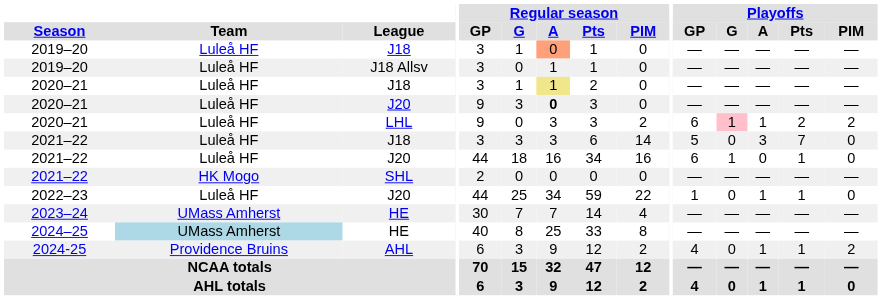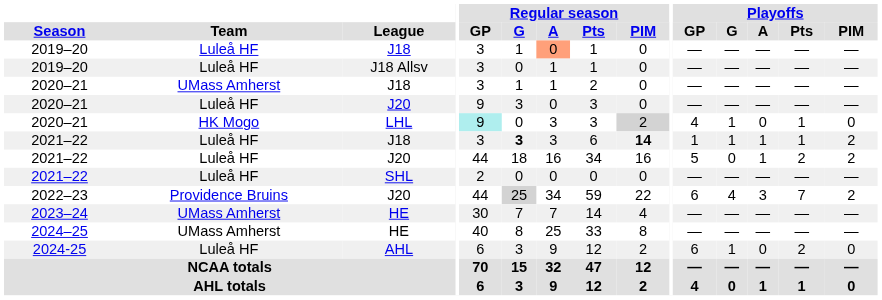(229, 85) Luleå HF -> (229, 85) UMass Amherst
(553, 85) khaki background -> (553, 85) no background
(553, 104) bold -> (553, 104) normal
(229, 122) Luleå HF -> (229, 122) HK Mogo
(480, 122) no background -> (480, 122) paleturquoise background
(643, 122) no background -> (643, 122) lightgrey background
(695, 122) 6 -> (695, 122) 4
(732, 122) pink background -> (732, 122) no background
(763, 122) 1 -> (763, 122) 0
(802, 122) 2 -> (802, 122) 1
(851, 122) 2 -> (851, 122) 0
(519, 140) normal -> (519, 140) bold
(643, 140) normal -> (643, 140) bold
(695, 140) 5 -> (695, 140) 1
(732, 140) 0 -> (732, 140) 1
(763, 140) 3 -> (763, 140) 1
(802, 140) 7 -> (802, 140) 1
(851, 140) 0 -> (851, 140) 2
(695, 158) 6 -> (695, 158) 5
(732, 158) 1 -> (732, 158) 0
(763, 158) 0 -> (763, 158) 1
(802, 158) 1 -> (802, 158) 2
(851, 158) 0 -> (851, 158) 2
(229, 176) HK Mogo -> (229, 176) Luleå HF
(229, 195) Luleå HF -> (229, 195) Providence Bruins
(519, 195) no background -> (519, 195) lightgrey background
(695, 195) 1 -> (695, 195) 6
(732, 195) 0 -> (732, 195) 4
(763, 195) 1 -> (763, 195) 3
(802, 195) 1 -> (802, 195) 7
(851, 195) 0 -> (851, 195) 2
(229, 231) lightblue background -> (229, 231) no background
(229, 249) Providence Bruins -> (229, 249) Luleå HF
(695, 249) 4 -> (695, 249) 6
(732, 249) 0 -> (732, 249) 1
(763, 249) 1 -> (763, 249) 0
(802, 249) 1 -> (802, 249) 2
(851, 249) 2 -> (851, 249) 0
